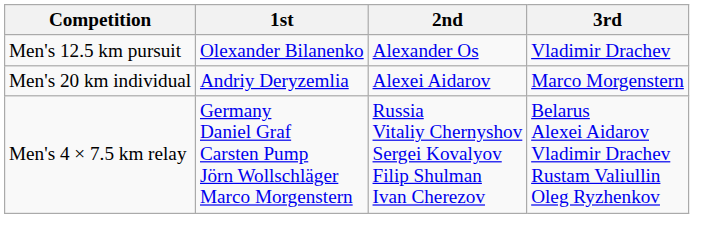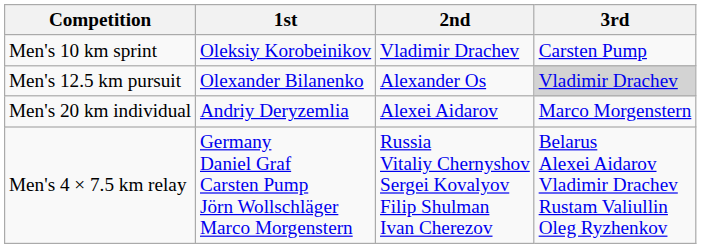+ row: (83, 50)
(601, 50) no background -> (608, 80) lightgrey background
